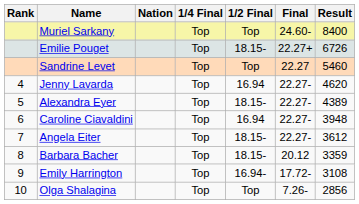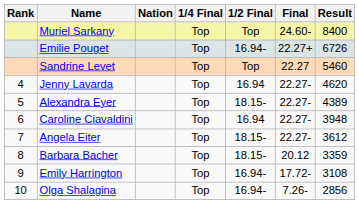(250, 48) 18.15- -> (250, 48) 16.94-
(250, 191) Top -> (250, 191) 16.94-
